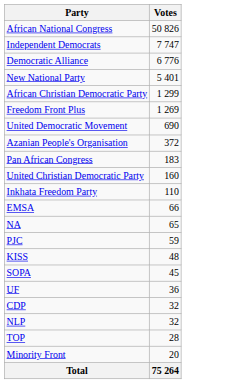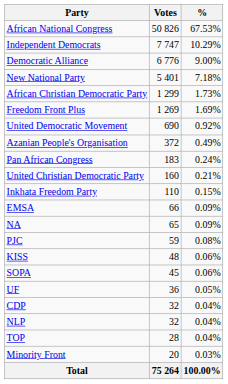+ column: (202, 12)
